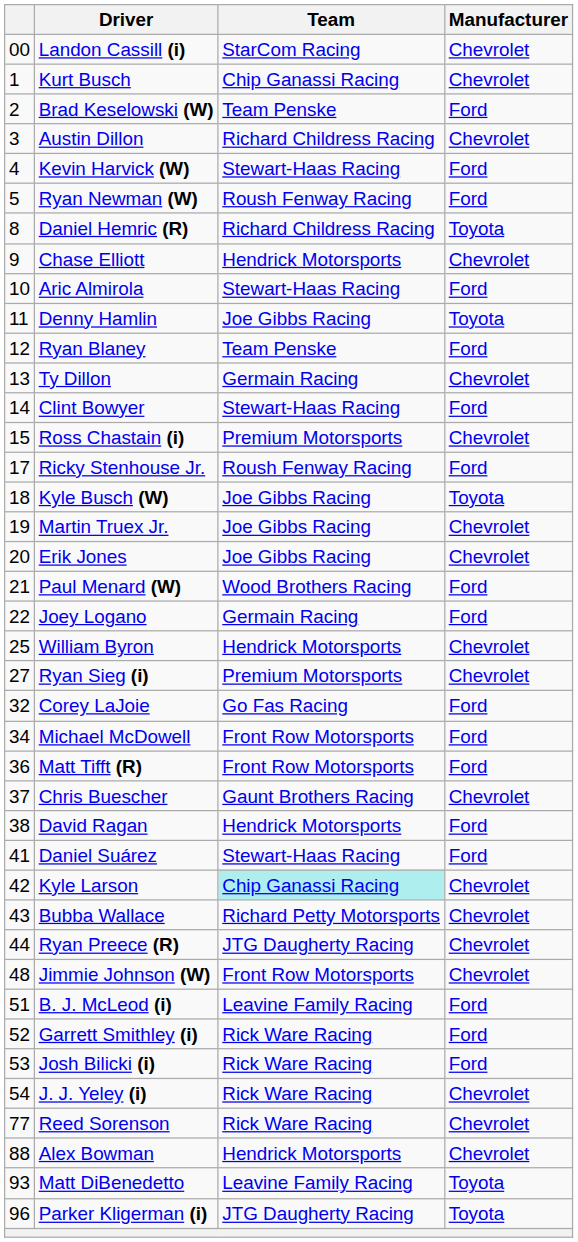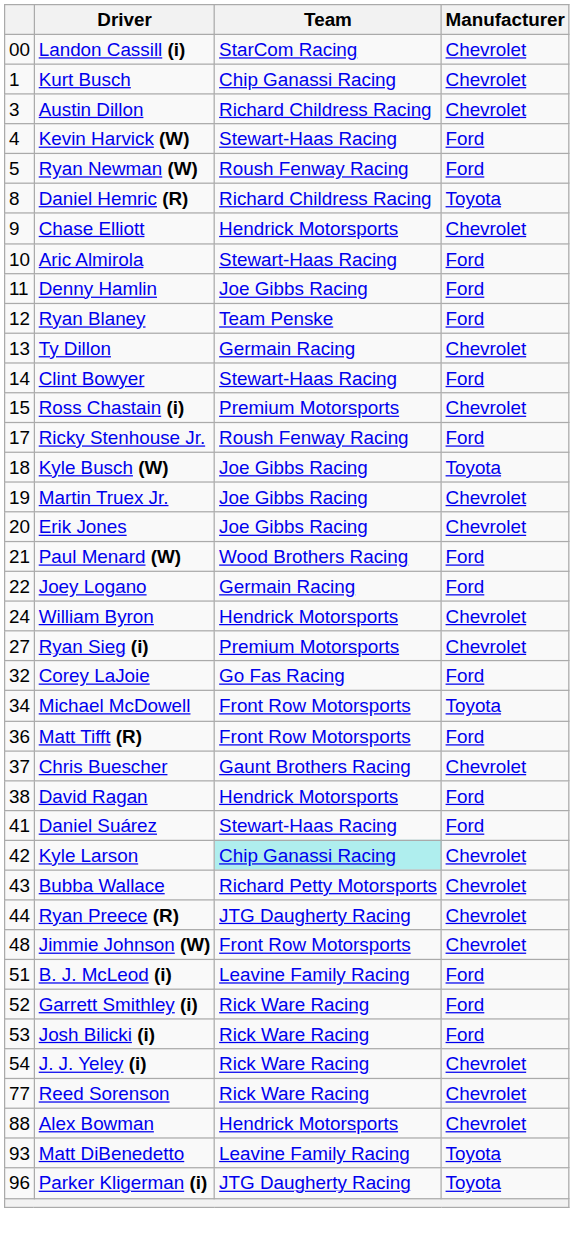- row: (126, 109)
(476, 318) Toyota -> (465, 288) Ford
(19, 646) 25 -> (19, 616) 24
(468, 736) Ford -> (473, 706) Toyota
